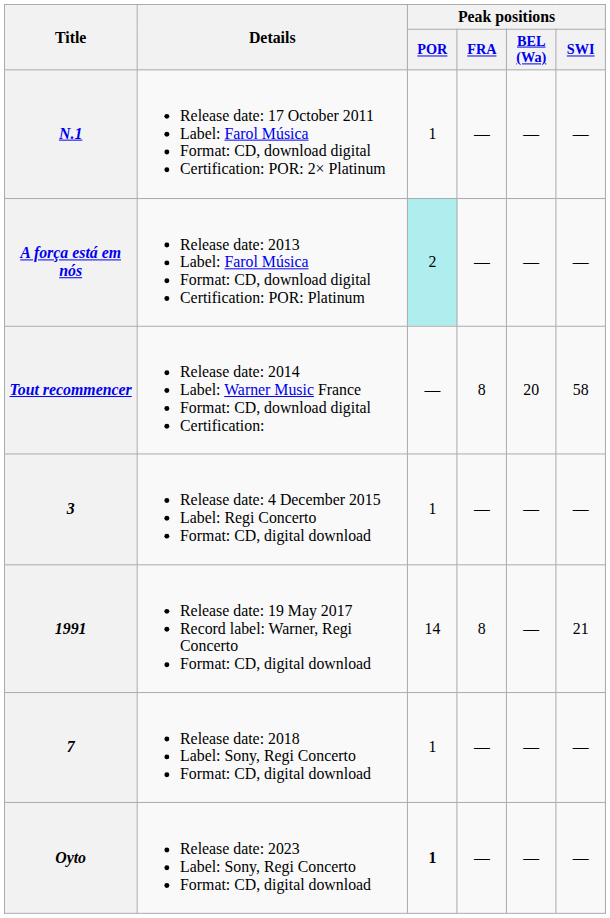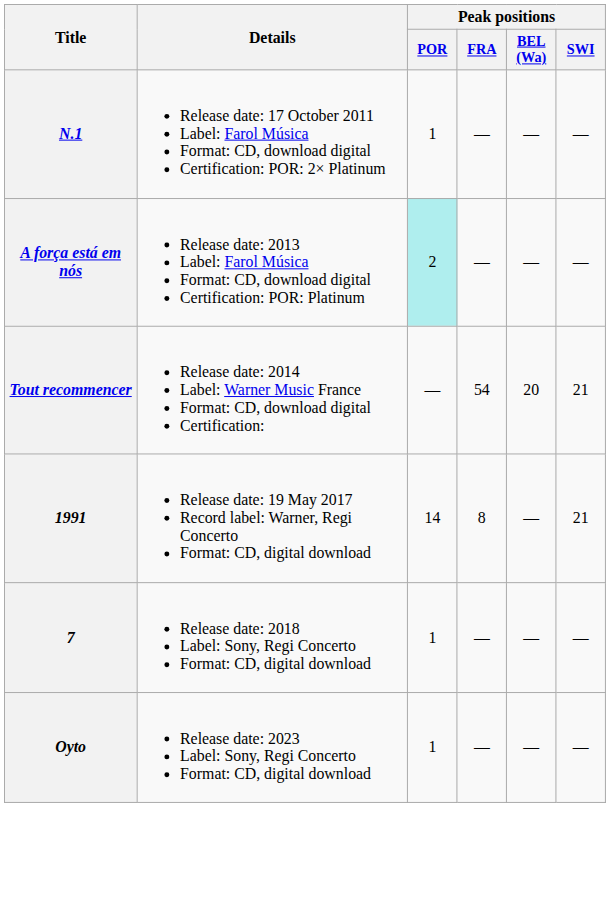(482, 390) 8 -> (482, 390) 54
(581, 390) 58 -> (581, 390) 21
- row: (71, 509)
(432, 857) bold -> (432, 747) normal
